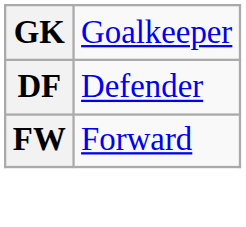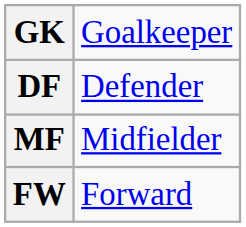+ row: (39, 140)
